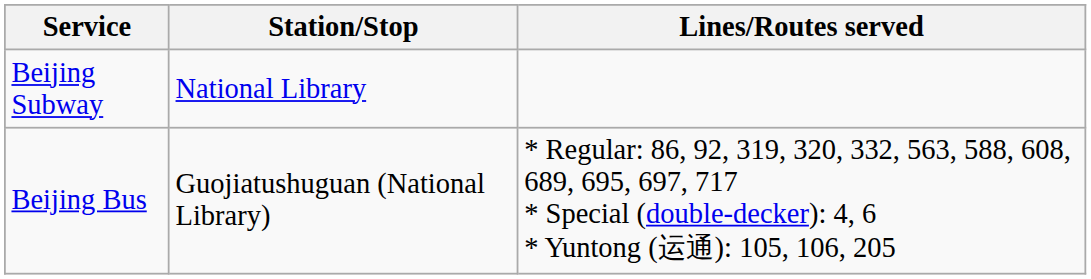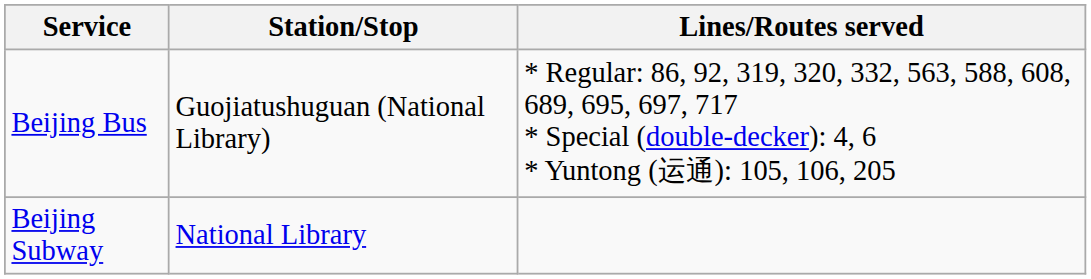rows swapped: (79, 200) <-> (57, 88)
